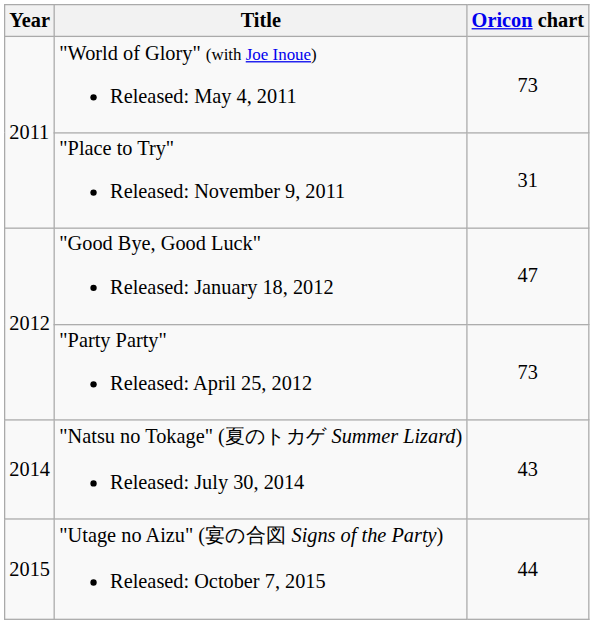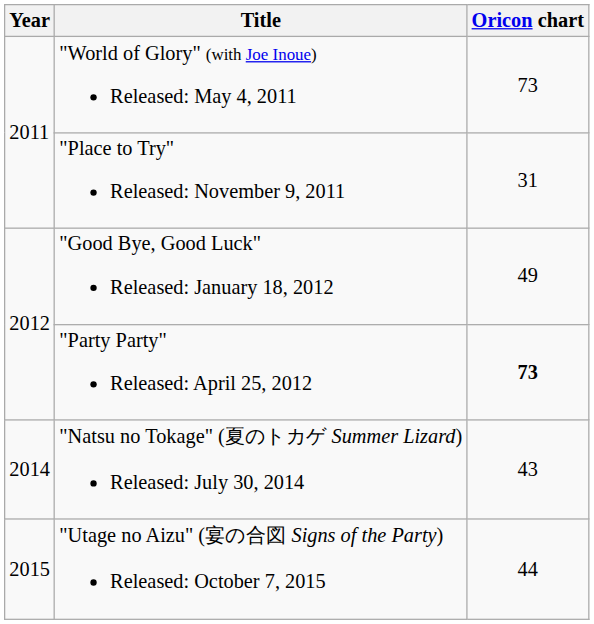(528, 276) 47 -> (528, 276) 49
(528, 371) normal -> (528, 371) bold
